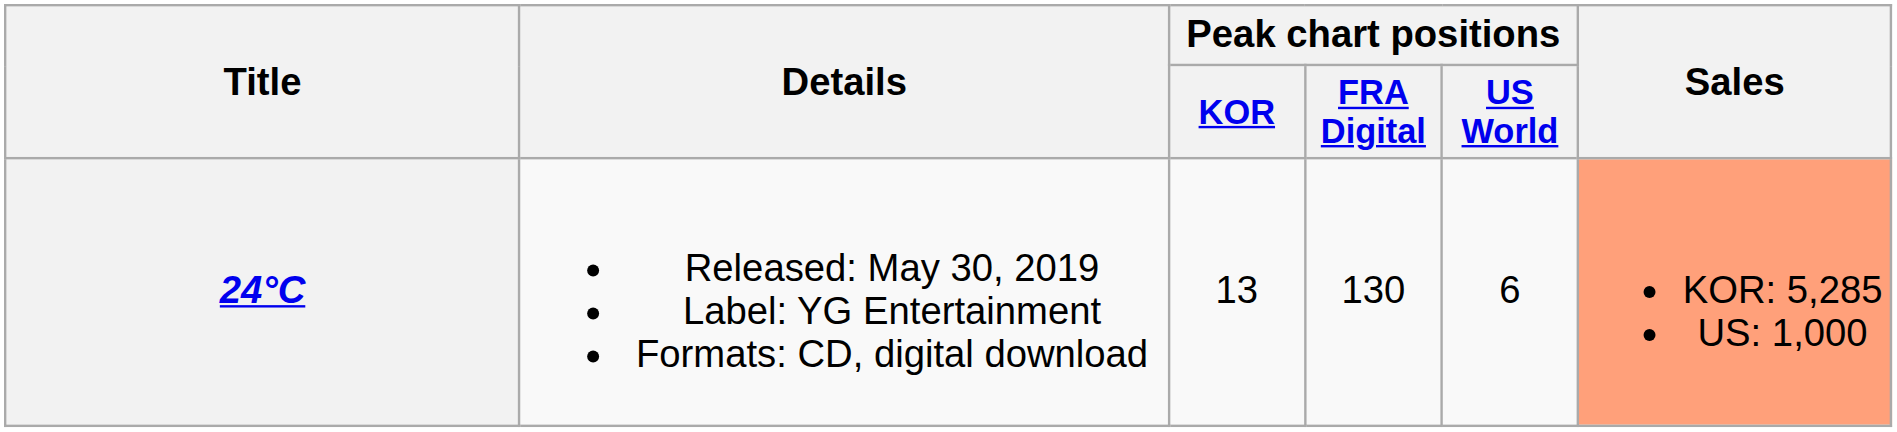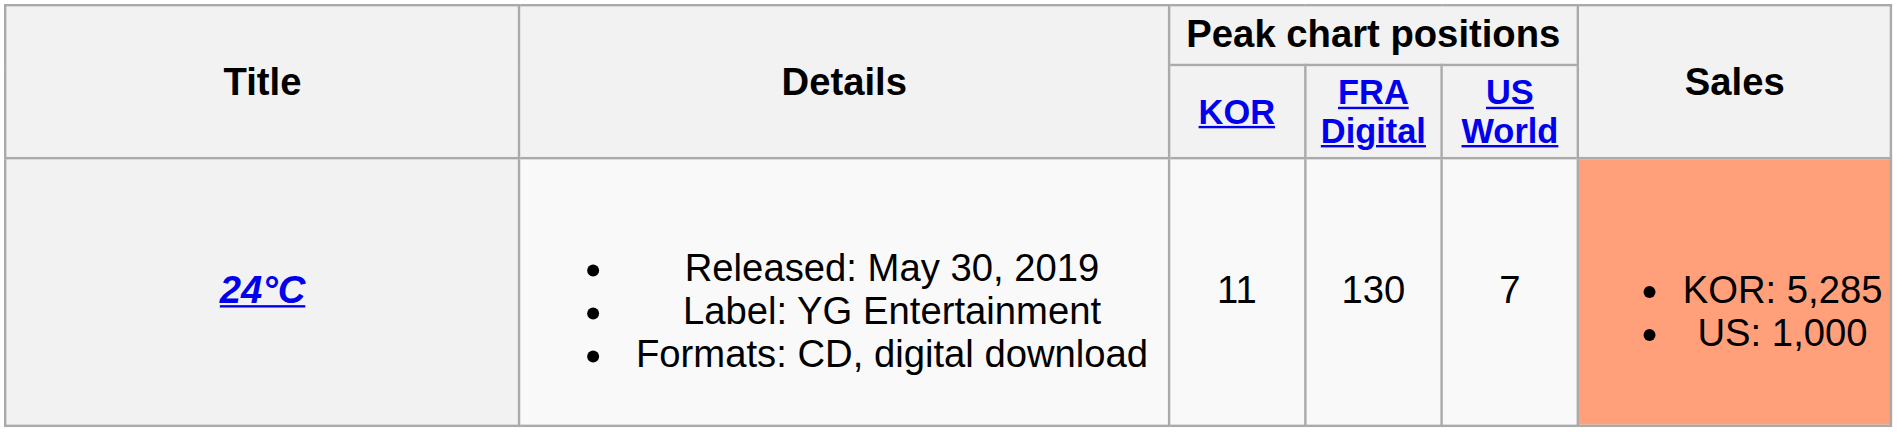(1237, 290) 13 -> (1237, 290) 11
(1510, 290) 6 -> (1510, 290) 7
